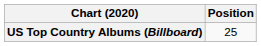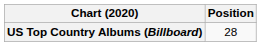(231, 32) 25 -> (231, 32) 28
